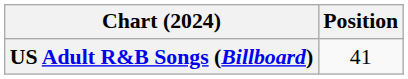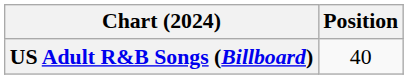(361, 56) 41 -> (361, 56) 40
